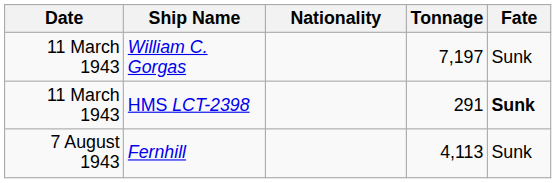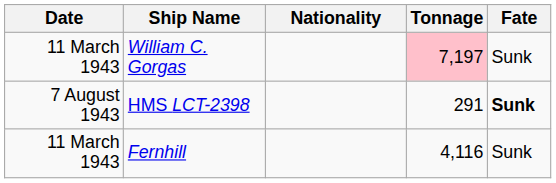(461, 56) no background -> (461, 56) pink background
(83, 104) 11 March 1943 -> (85, 104) 7 August 1943
(85, 153) 7 August 1943 -> (83, 153) 11 March 1943
(462, 153) 4,113 -> (462, 153) 4,116
